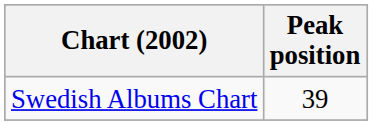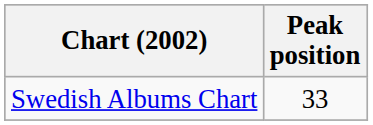(315, 98) 39 -> (315, 98) 33
